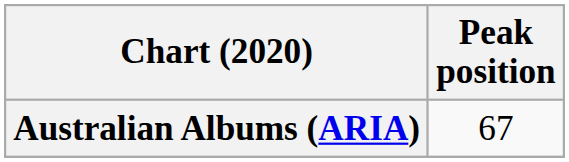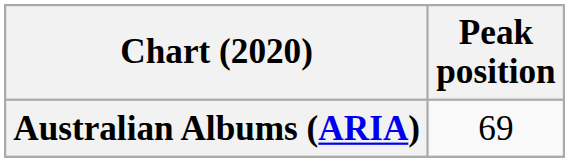(496, 127) 67 -> (496, 127) 69
